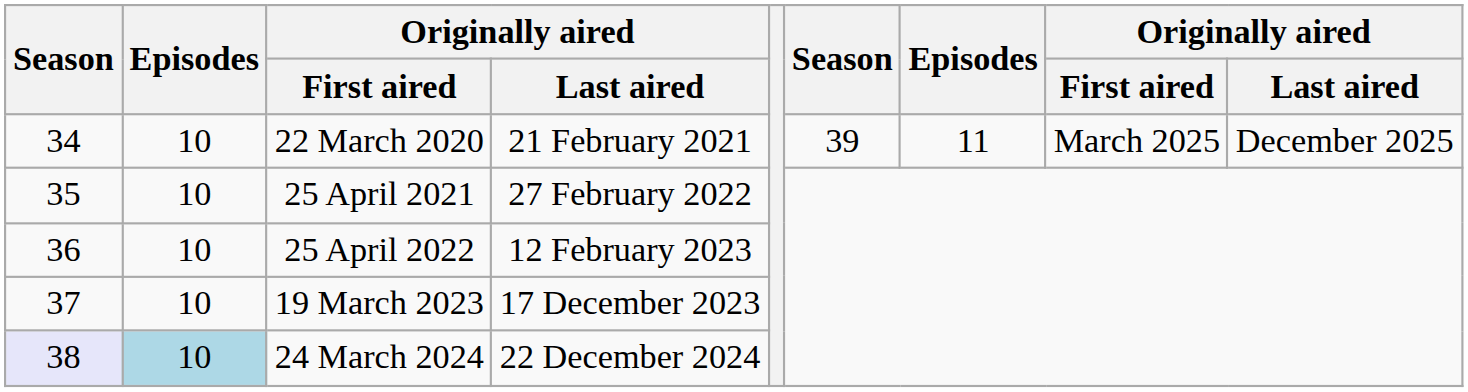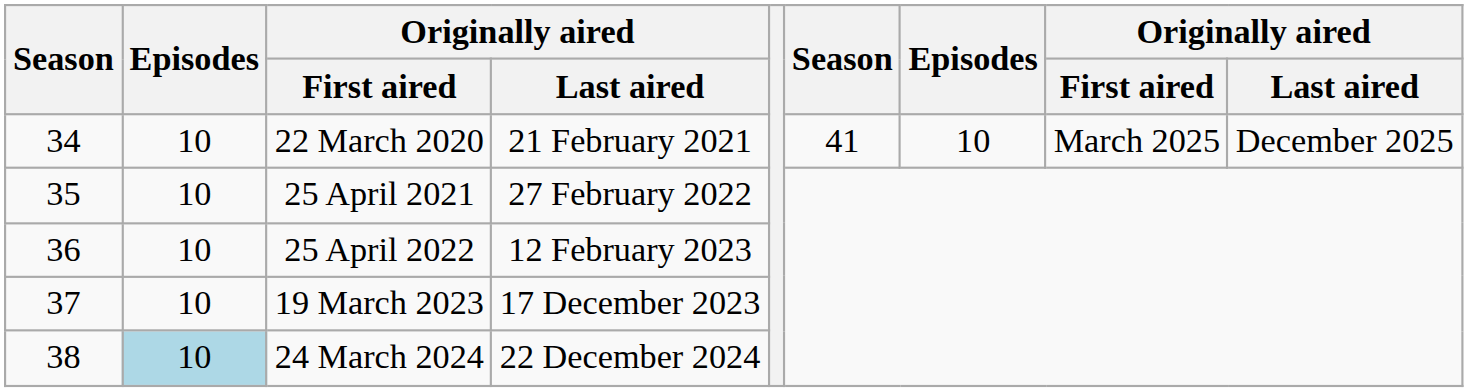(842, 140) 39 -> (842, 140) 41
(973, 140) 11 -> (973, 140) 10
(63, 357) lavender background -> (63, 357) no background
